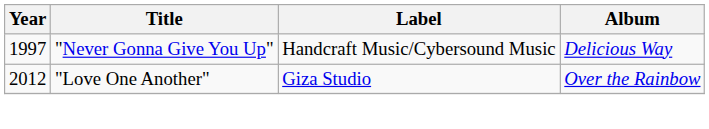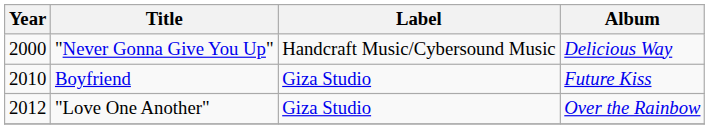(28, 49) 1997 -> (28, 49) 2000
+ row: (93, 78)
